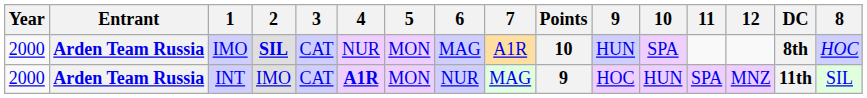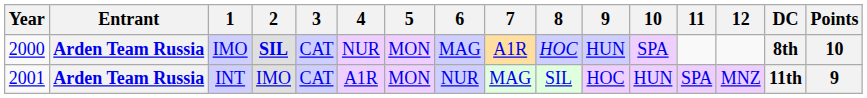columns swapped: (840, 19) <-> (564, 19)
(27, 79) 2000 -> (27, 79) 2001
(361, 79) bold -> (361, 79) normal
